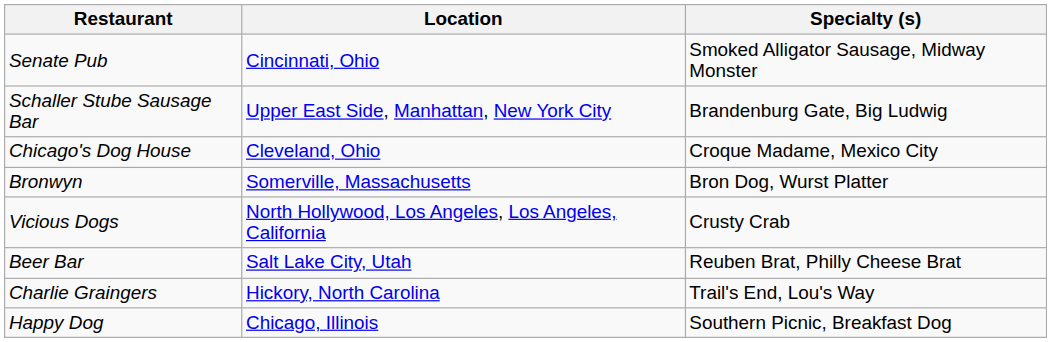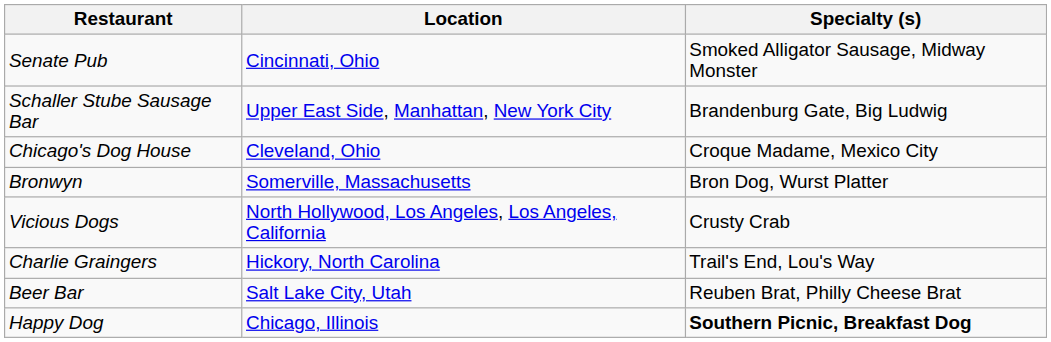rows swapped: (46, 262) <-> (83, 292)
(820, 322) normal -> (830, 322) bold
